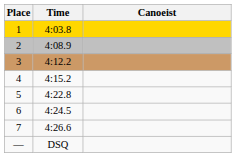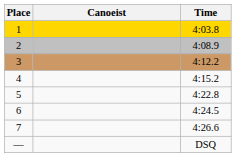columns swapped: (157, 12) <-> (58, 12)
